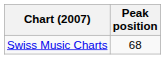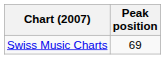(135, 44) 68 -> (135, 44) 69
